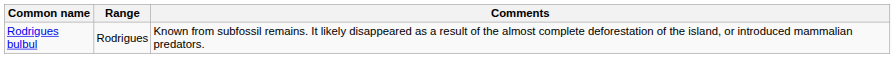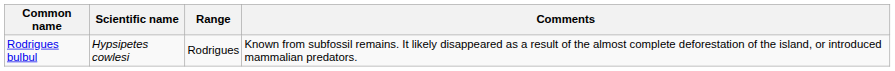+ column: (137, 19)
